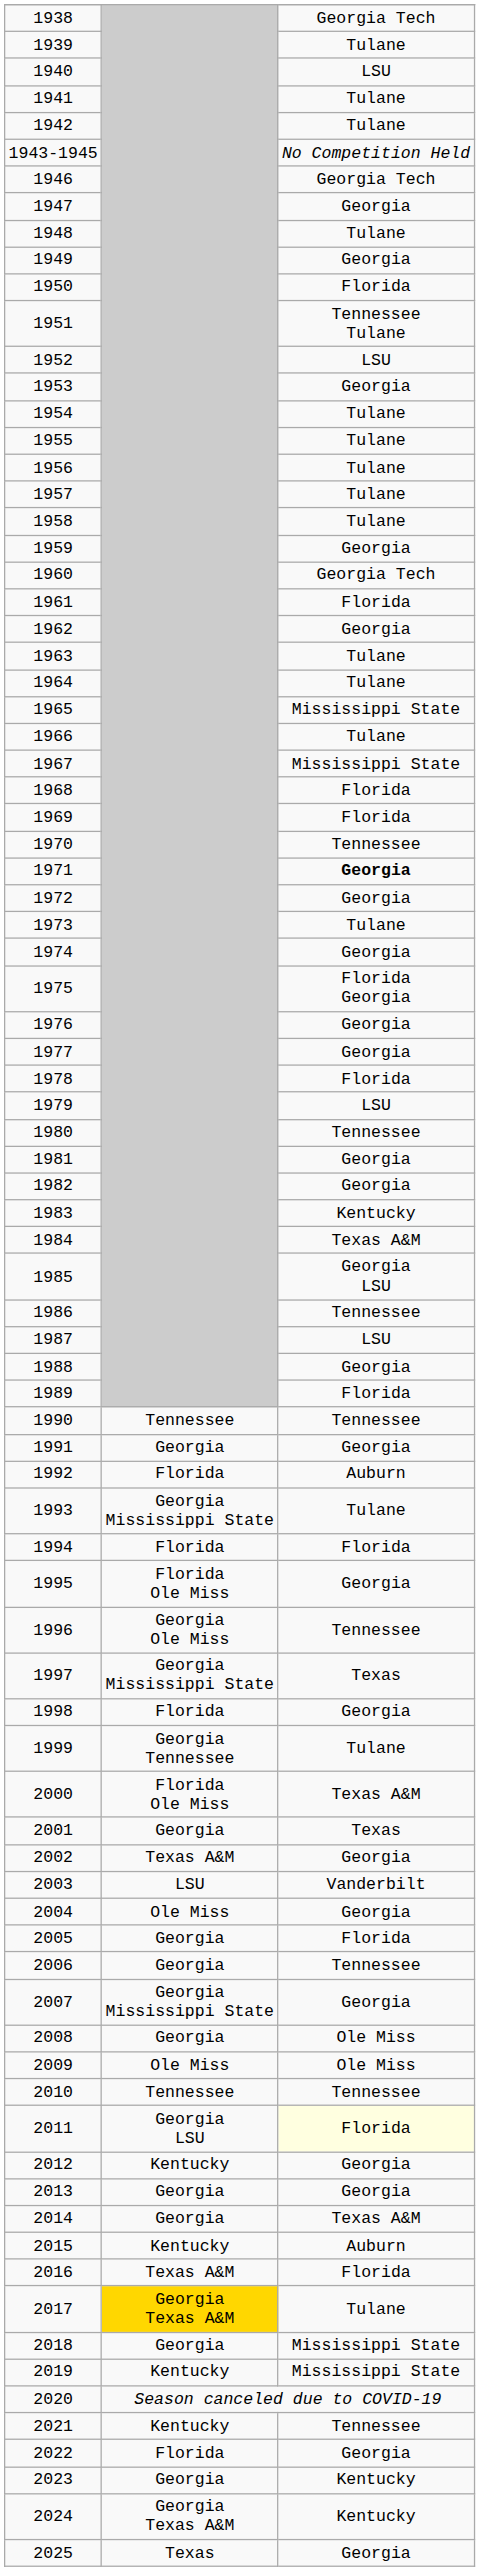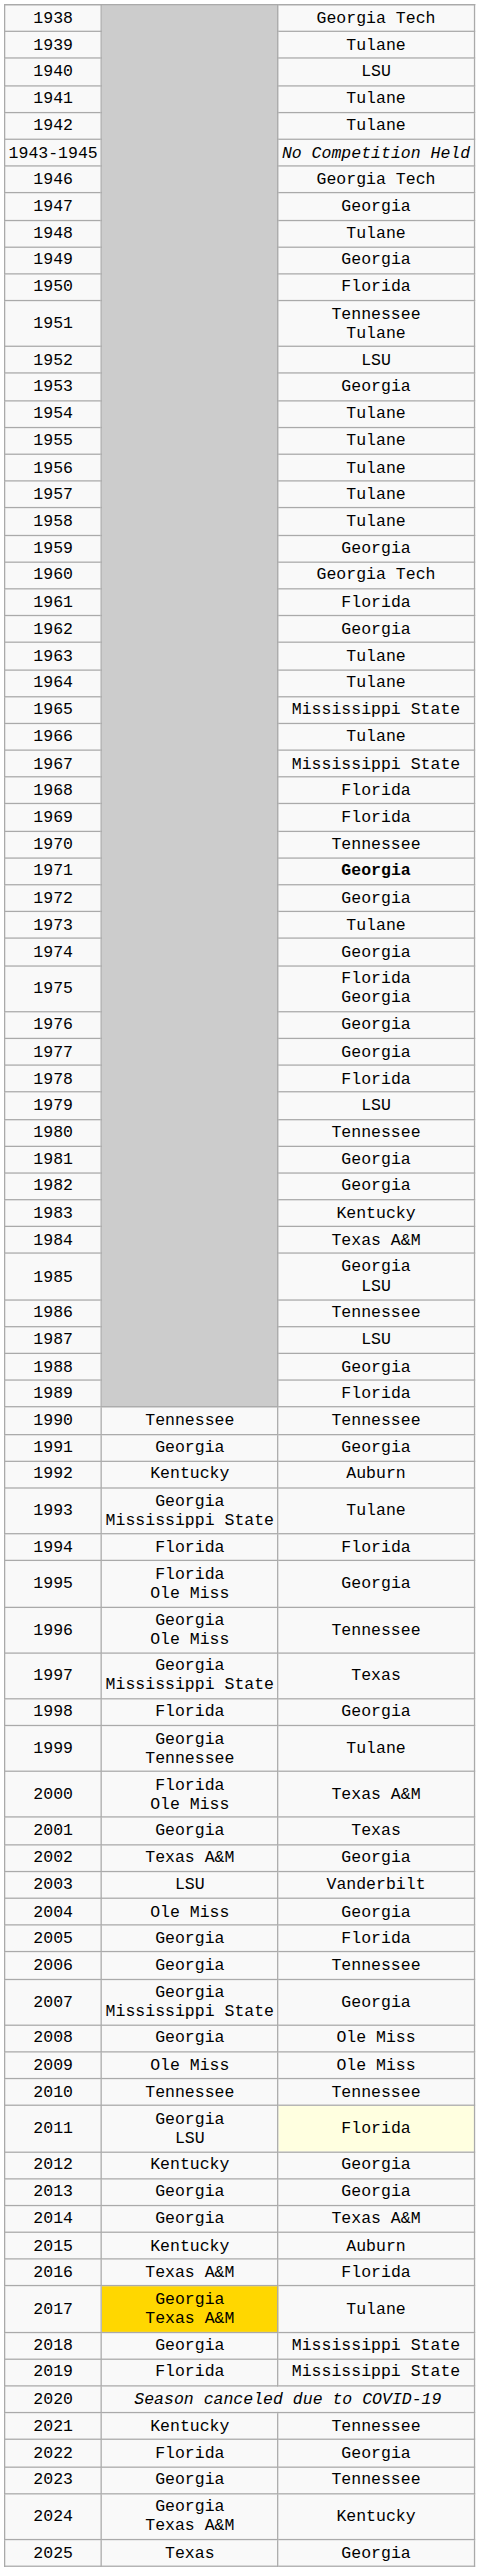(190, 1474) Florida -> (190, 1474) Kentucky
(190, 2372) Kentucky -> (190, 2372) Florida
(376, 2480) Kentucky -> (376, 2480) Tennessee
